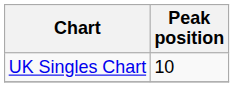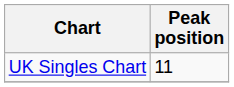(164, 67) 10 -> (164, 67) 11
